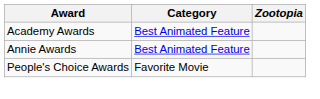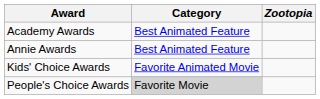+ row: (58, 67)
(171, 67) no background -> (171, 85) lightgrey background
